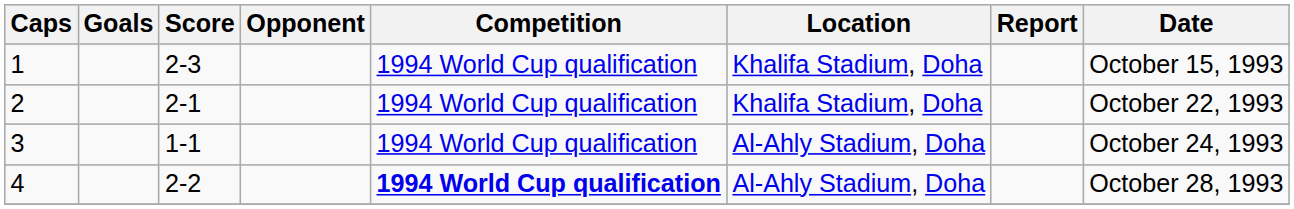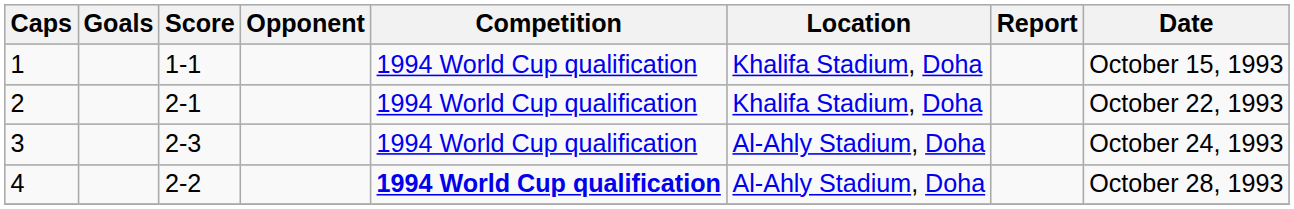(183, 64) 2-3 -> (183, 64) 1-1
(183, 143) 1-1 -> (183, 143) 2-3
